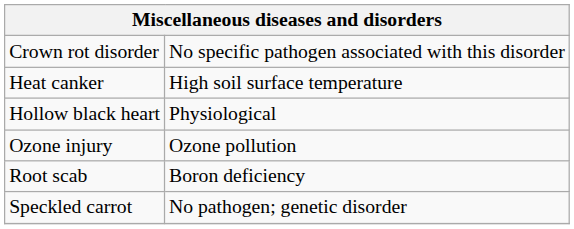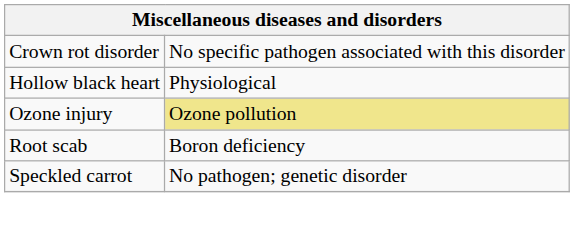- row: (56, 82)
(233, 144) no background -> (233, 113) khaki background
